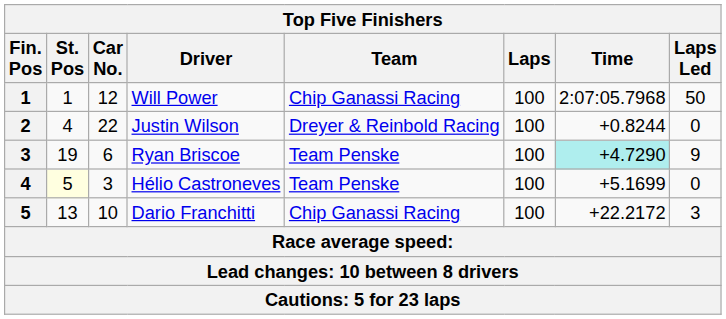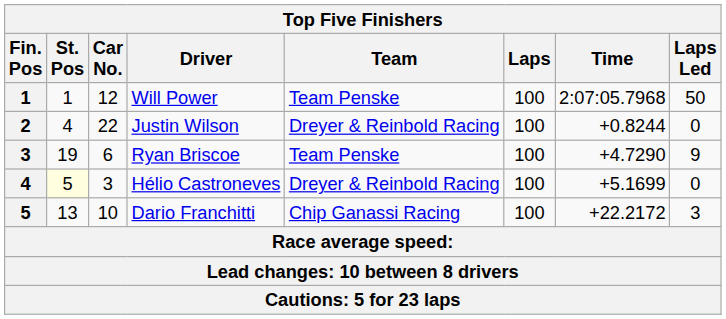(375, 97) Chip Ganassi Racing -> (344, 97) Team Penske
(632, 155) paleturquoise background -> (632, 155) no background
(344, 184) Team Penske -> (394, 184) Dreyer & Reinbold Racing
